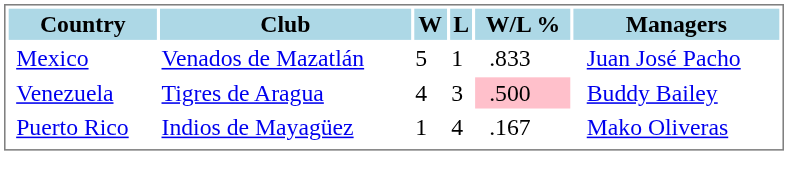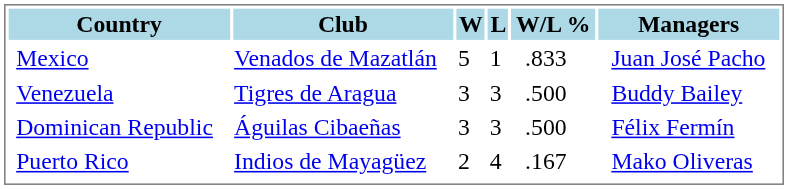(421, 92) 4 -> (464, 92) 3
(504, 92) pink background -> (540, 92) no background
+ row: (112, 126)
(421, 126) 1 -> (464, 161) 2
